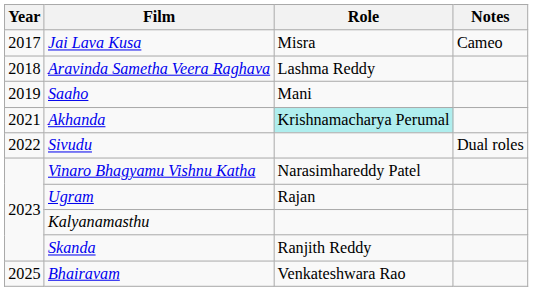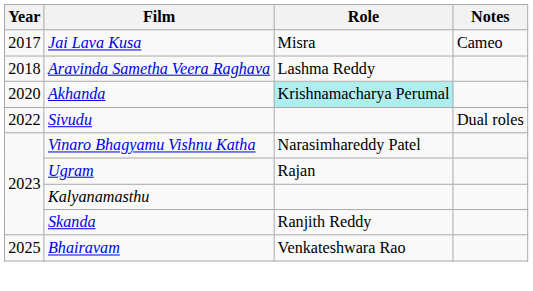- row: (68, 94)
(24, 119) 2021 -> (24, 94) 2020
